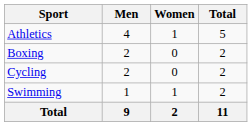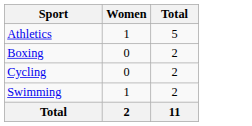- column: (126, 14)
